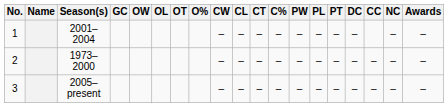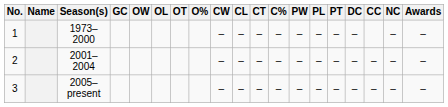(84, 34) 2001–2004 -> (84, 34) 1973–2000
(84, 61) 1973–2000 -> (84, 61) 2001–2004
